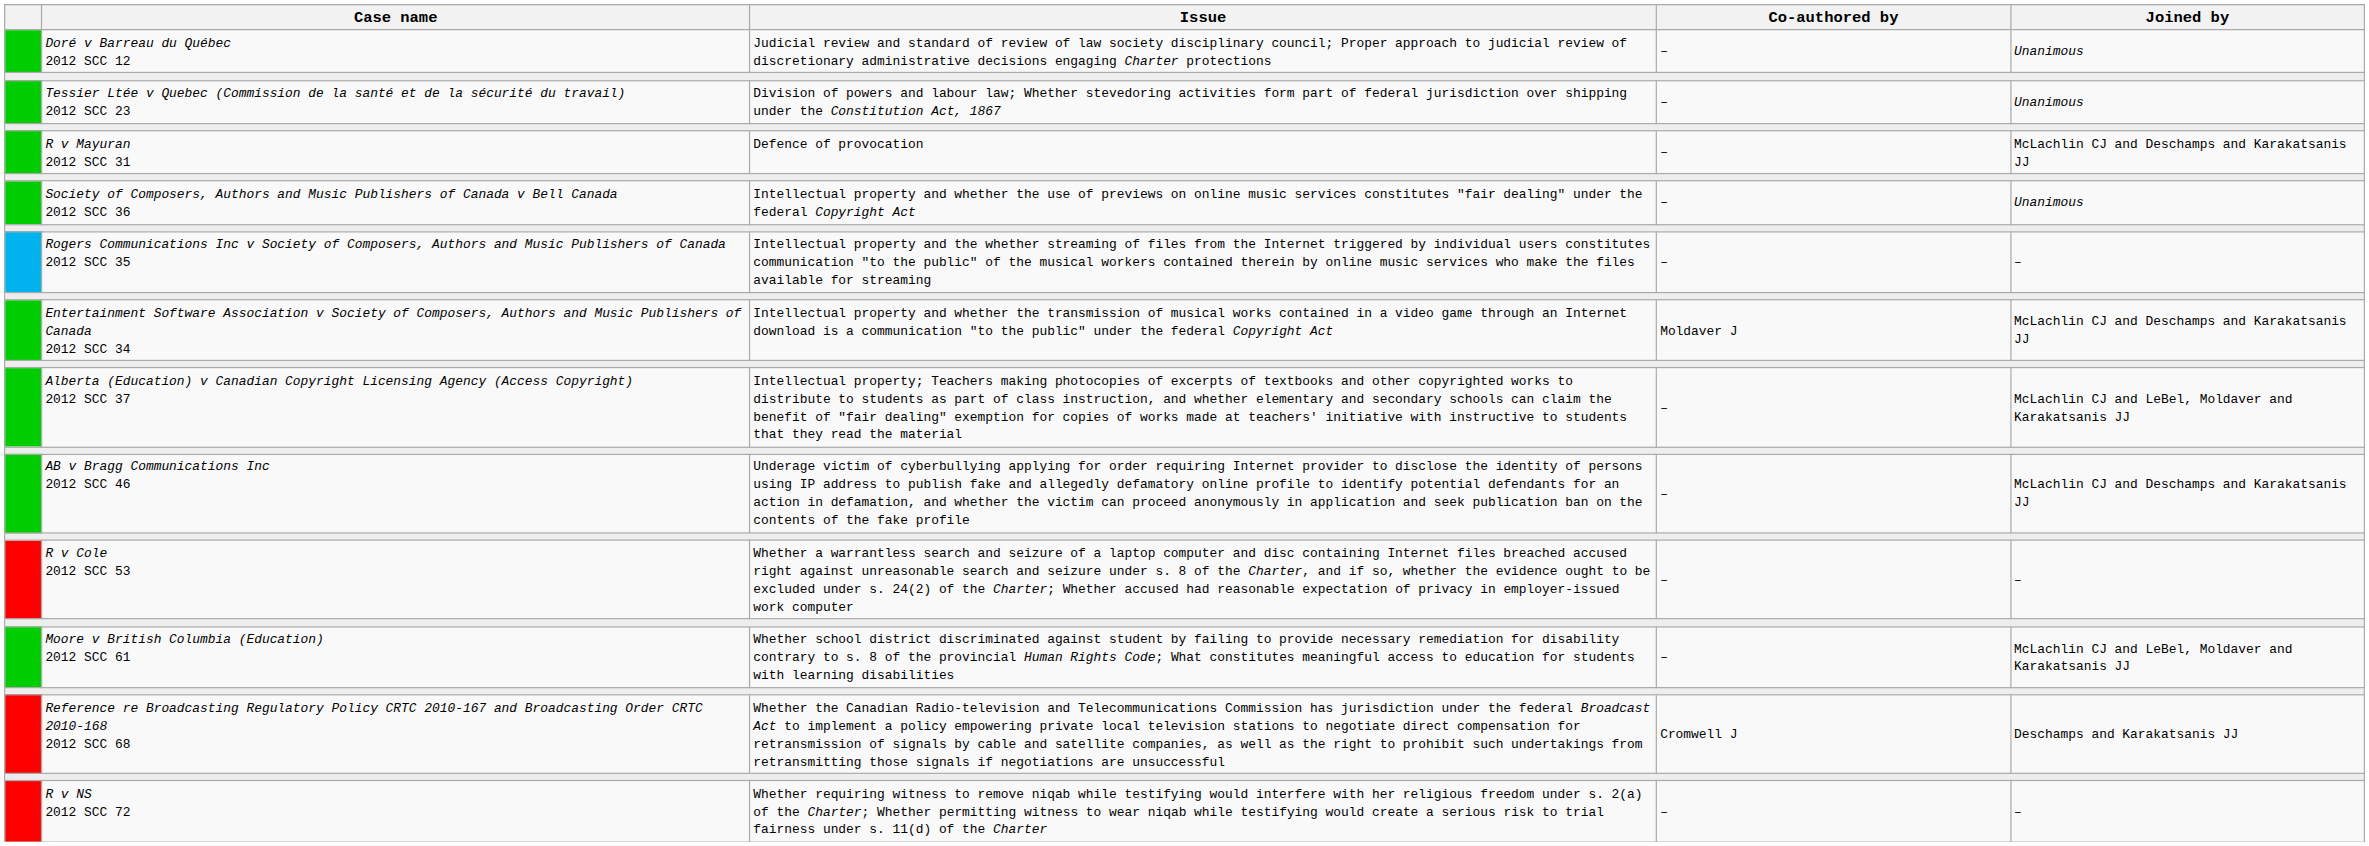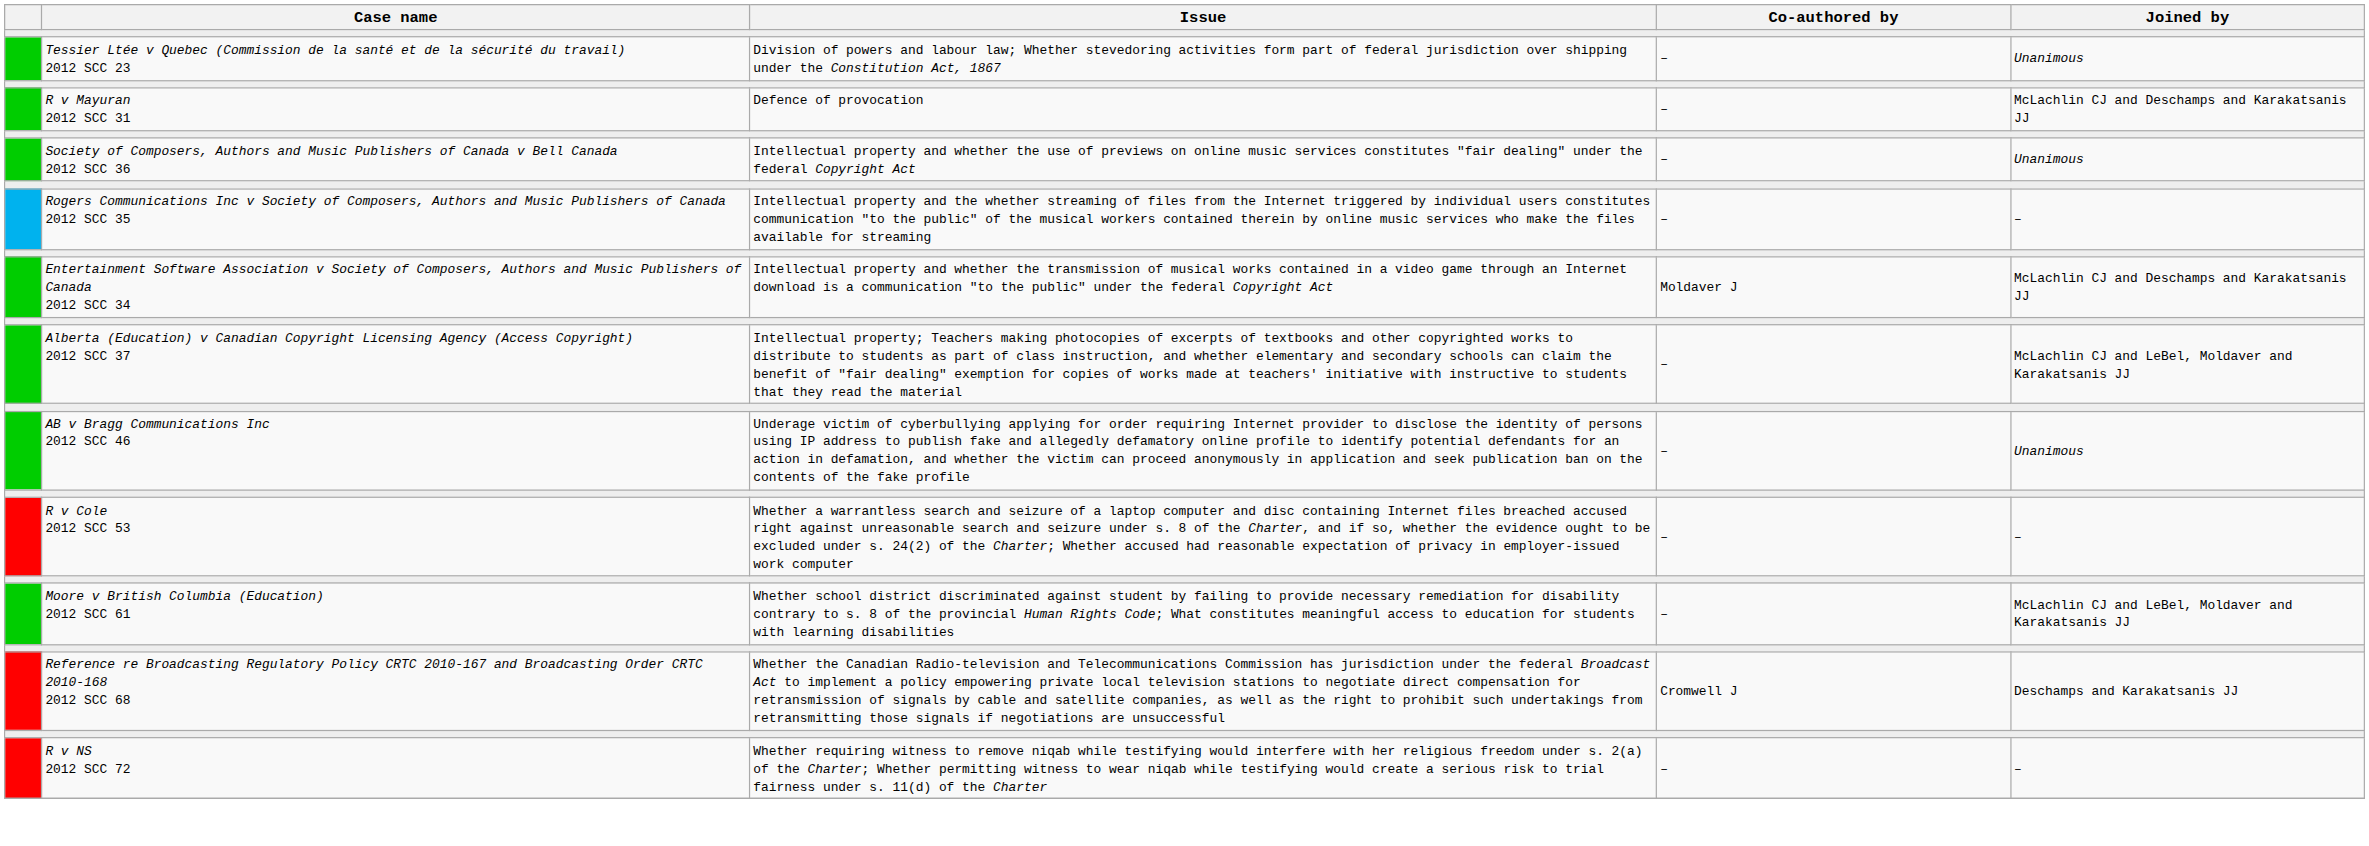- row: (138, 52)
(2180, 494) McLachlin CJ and Deschamps and Karakatsanis JJ -> (2049, 451) Unanimous
